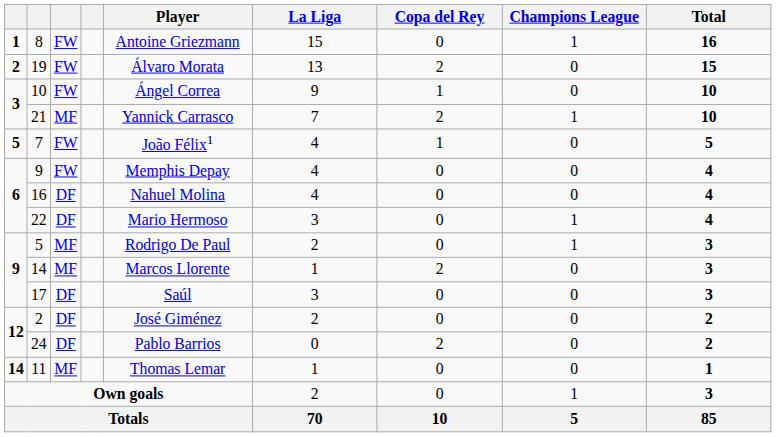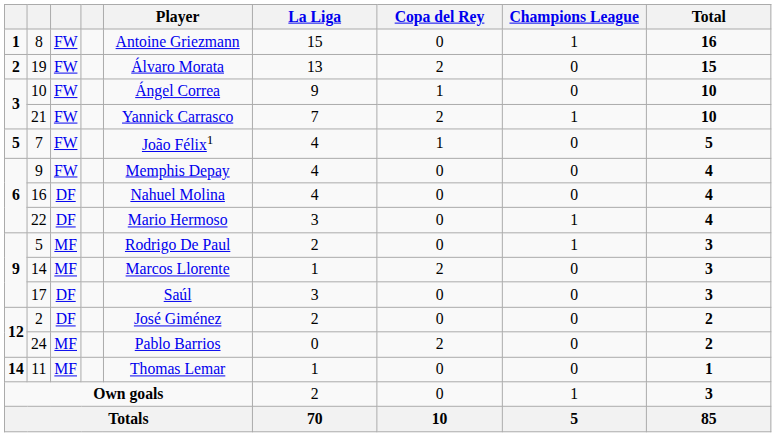(66, 116) MF -> (66, 116) FW
(66, 344) DF -> (66, 344) MF
